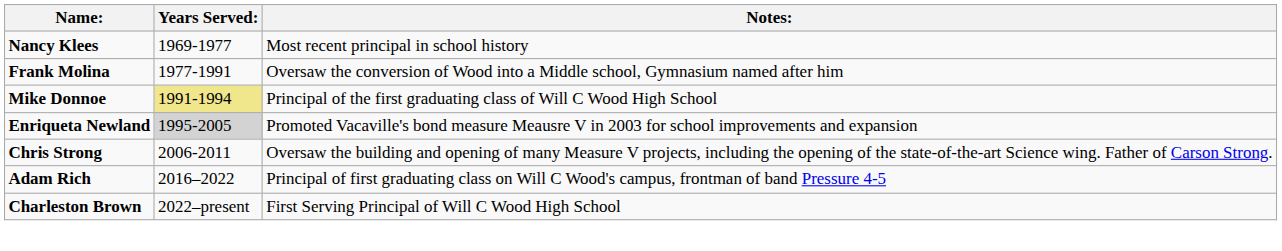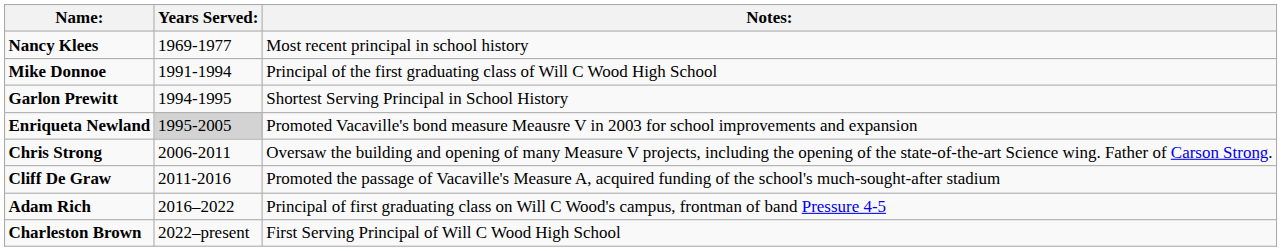- row: (59, 71)
(195, 98) khaki background -> (195, 71) no background
+ row: (63, 98)
+ row: (60, 179)
